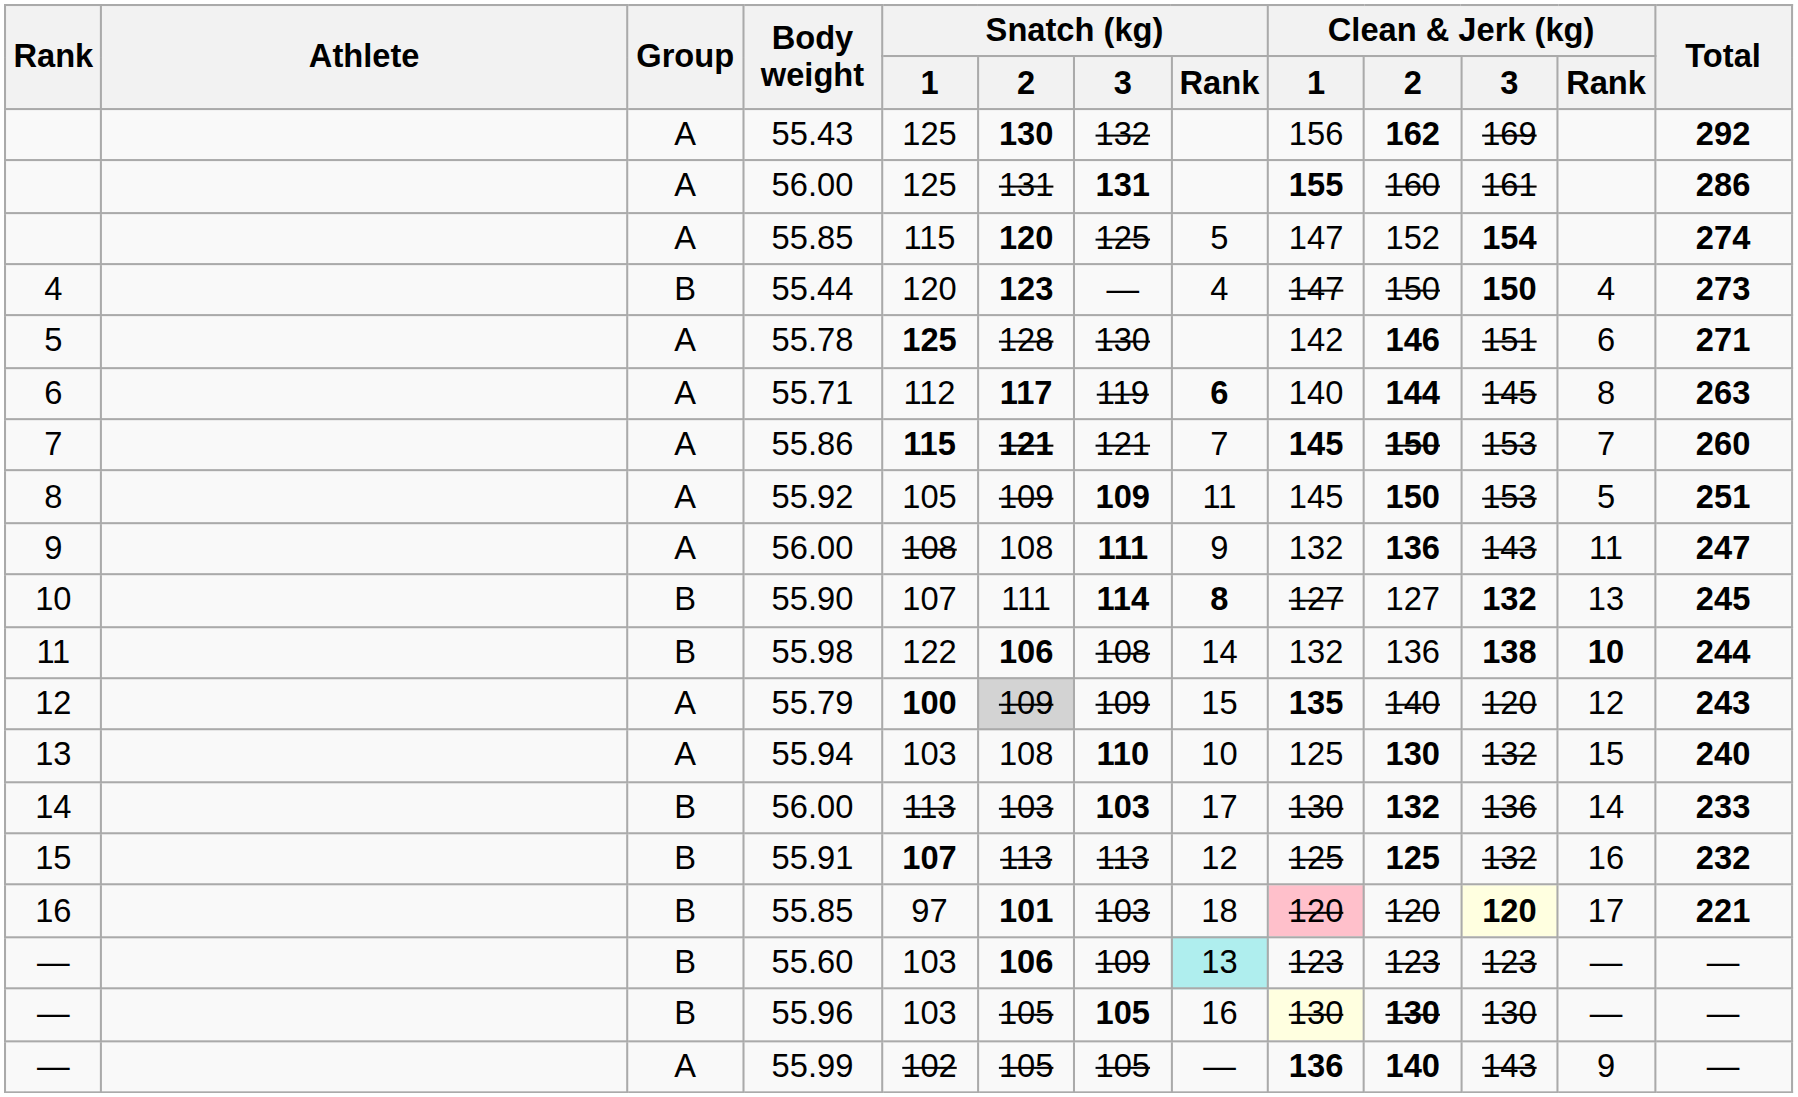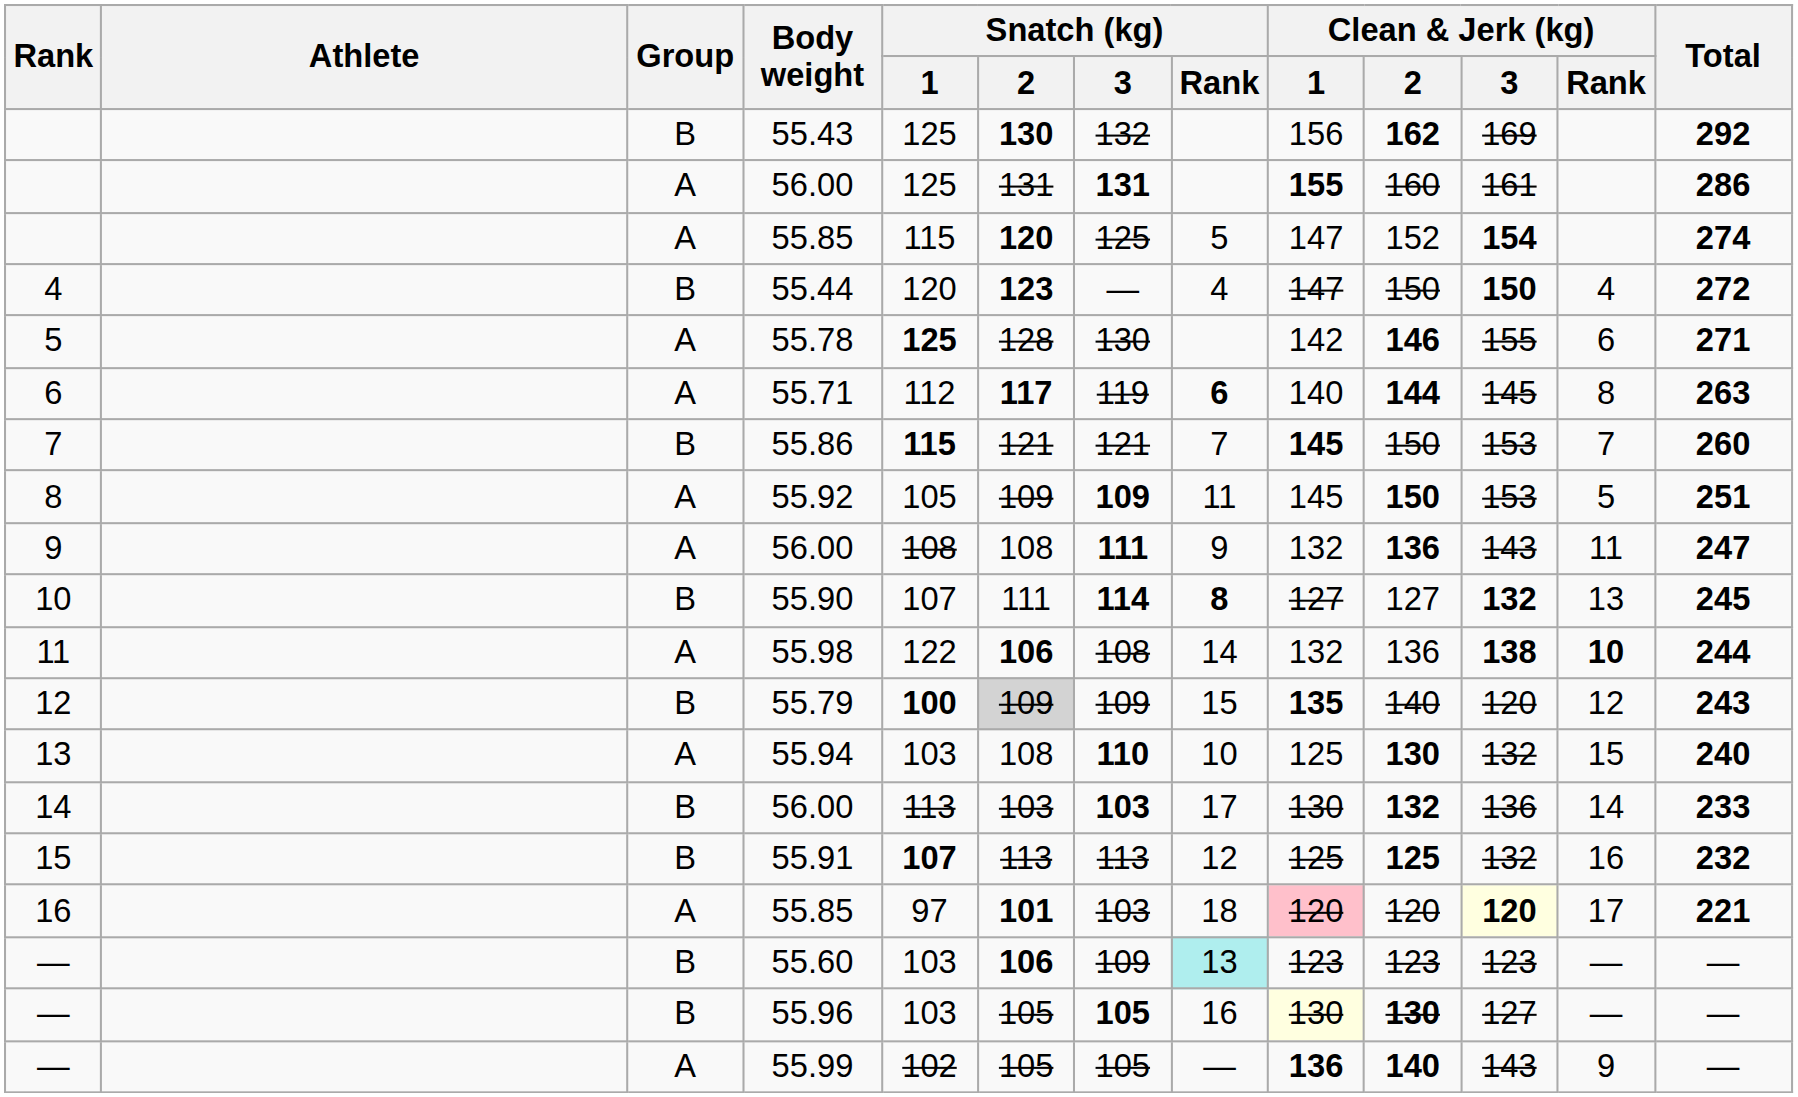(685, 133) A -> (685, 133) B
(1723, 289) 273 -> (1723, 289) 272
(1509, 340) 151 -> (1509, 340) 155
(685, 444) A -> (685, 444) B
(1026, 444) bold -> (1026, 444) normal
(1413, 444) bold -> (1413, 444) normal
(685, 651) B -> (685, 651) A
(685, 703) A -> (685, 703) B
(685, 910) B -> (685, 910) A
(1509, 1013) 130 -> (1509, 1013) 127
